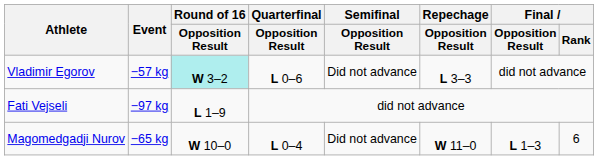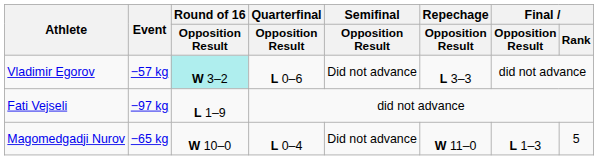(576, 139) 6 -> (576, 139) 5
